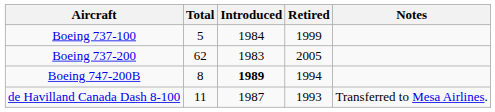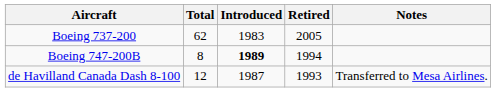- row: (94, 35)
(200, 96) 11 -> (200, 76) 12
